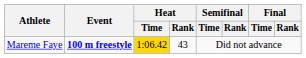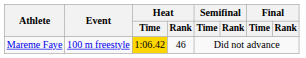(99, 45) bold -> (98, 45) normal
(183, 45) 43 -> (181, 45) 46
